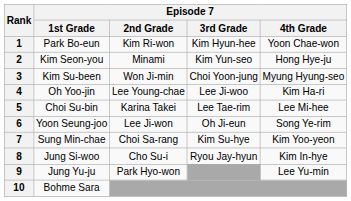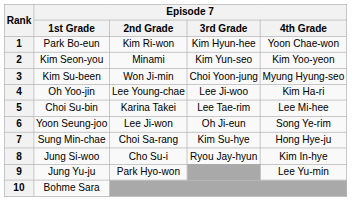(303, 60) Hong Hye-ju -> (303, 60) Kim Yoo-yeon
(303, 140) Kim Yoo-yeon -> (303, 140) Hong Hye-ju
